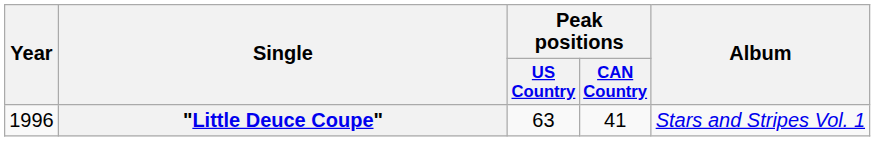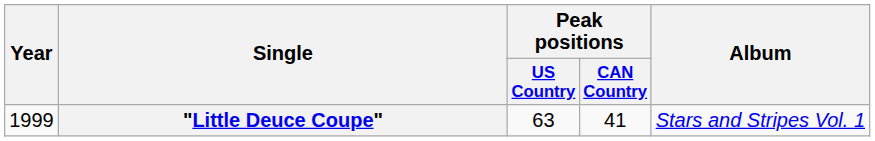(31, 119) 1996 -> (31, 119) 1999
